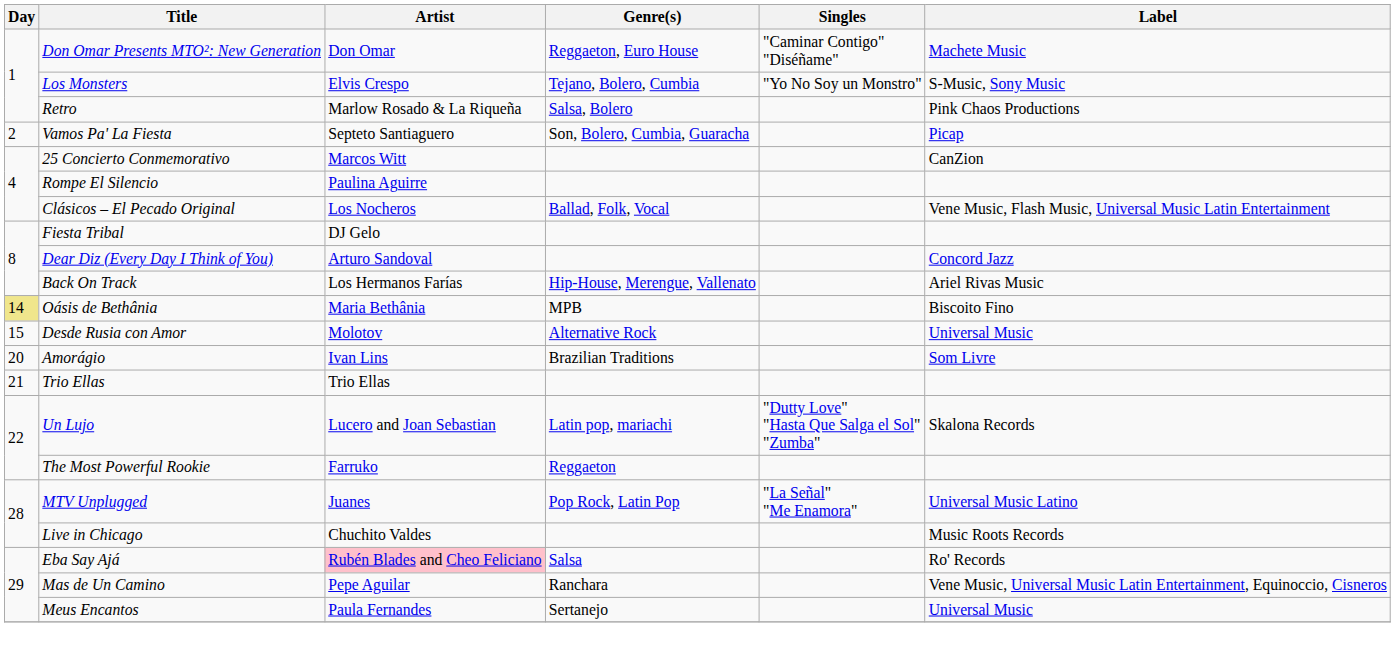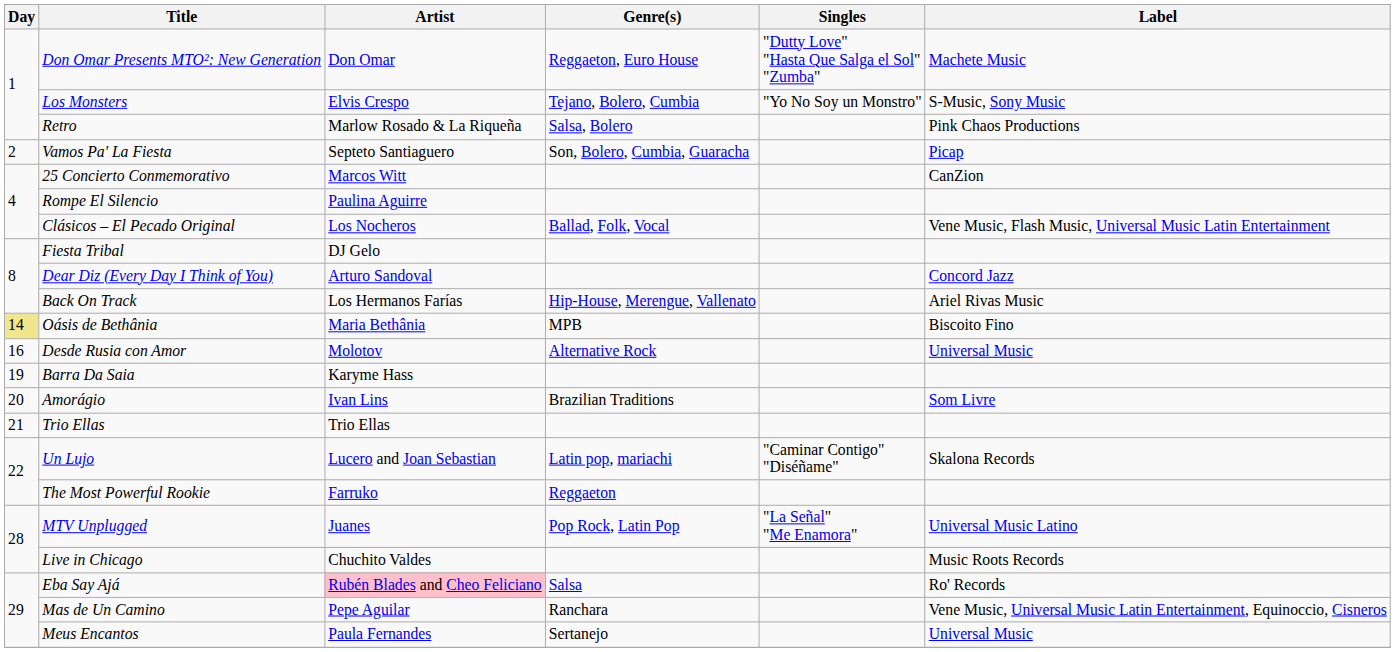(824, 50) "Caminar Contigo" "Diséñame" -> (842, 59) "Dutty Love" "Hasta Que Salga el Sol" "Zumba"
(16, 332) 15 -> (16, 350) 16
+ row: (89, 375)
(842, 425) "Dutty Love" "Hasta Que Salga el Sol" "Zumba" -> (824, 458) "Caminar Contigo" "Diséñame"
